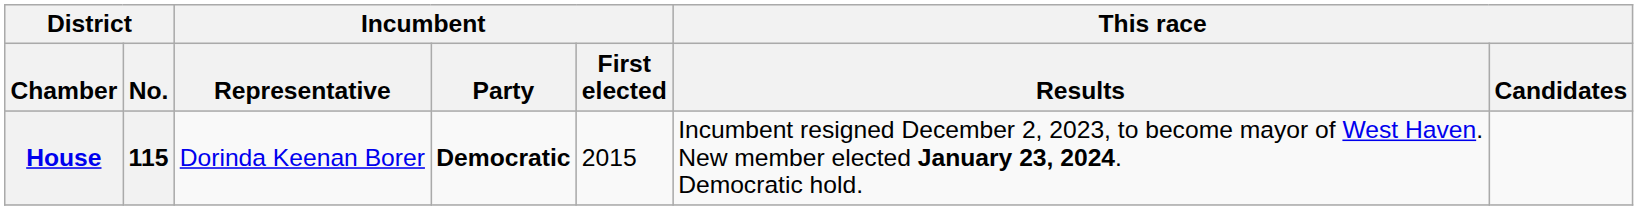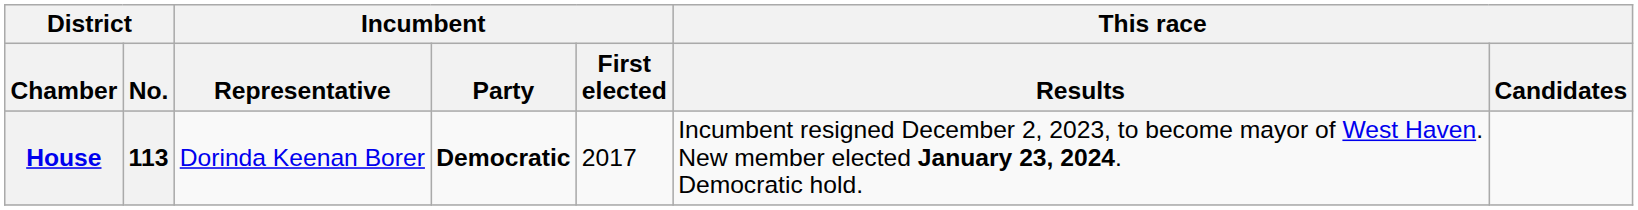(148, 157) 115 -> (148, 157) 113
(609, 157) 2015 -> (609, 157) 2017
